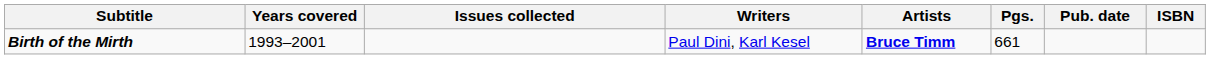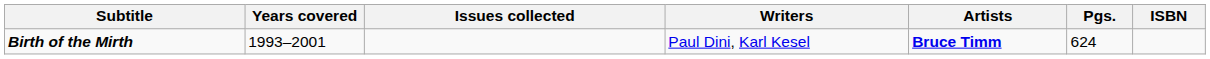- column: (1095, 16)
(1007, 41) 661 -> (1084, 41) 624
